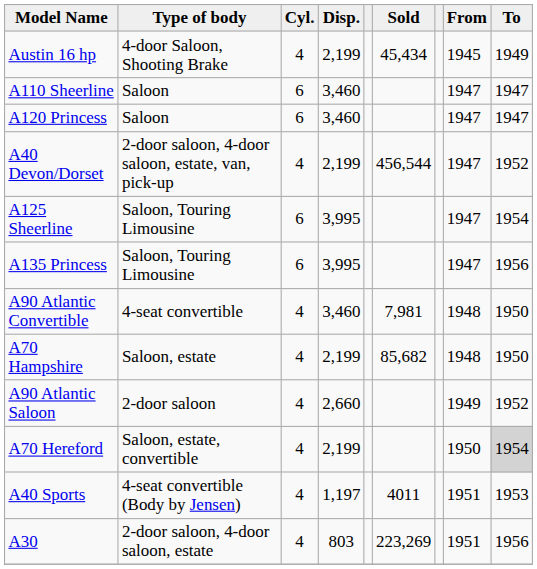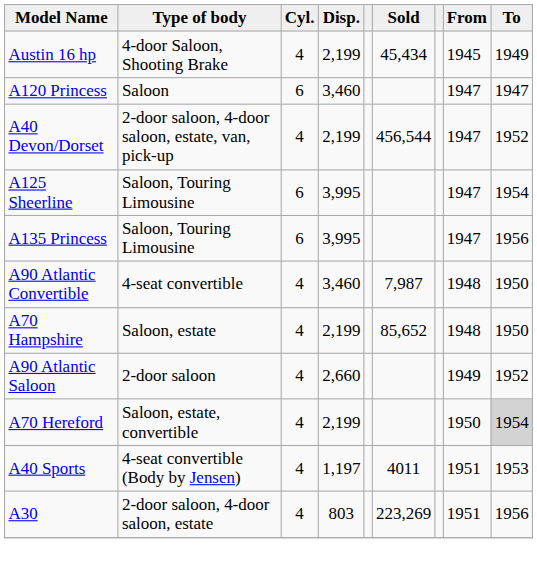- row: (61, 90)
(404, 311) 7,981 -> (404, 284) 7,987
(404, 357) 85,682 -> (404, 330) 85,652
